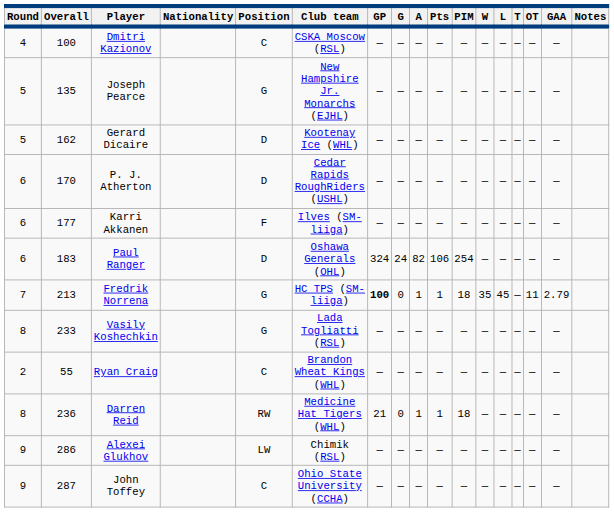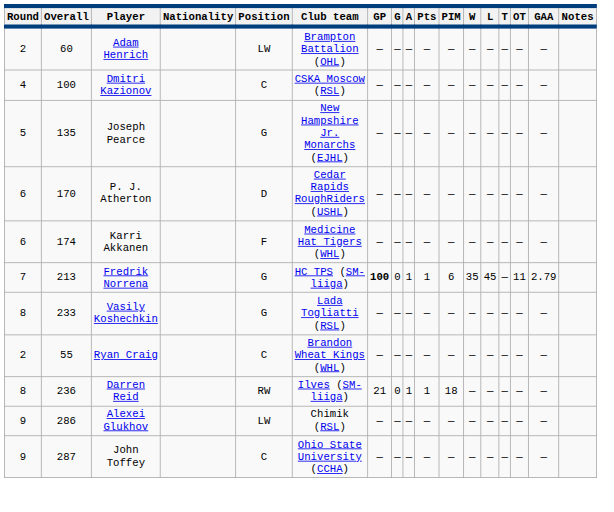+ row: (126, 49)
- row: (126, 139)
(66, 223) 177 -> (66, 242) 174
(330, 223) Ilves (SM-liiga) -> (330, 242) Medicine Hat Tigers (WHL)
- row: (126, 259)
(464, 295) 18 -> (451, 278) 6
(330, 415) Medicine Hat Tigers (WHL) -> (330, 391) Ilves (SM-liiga)
